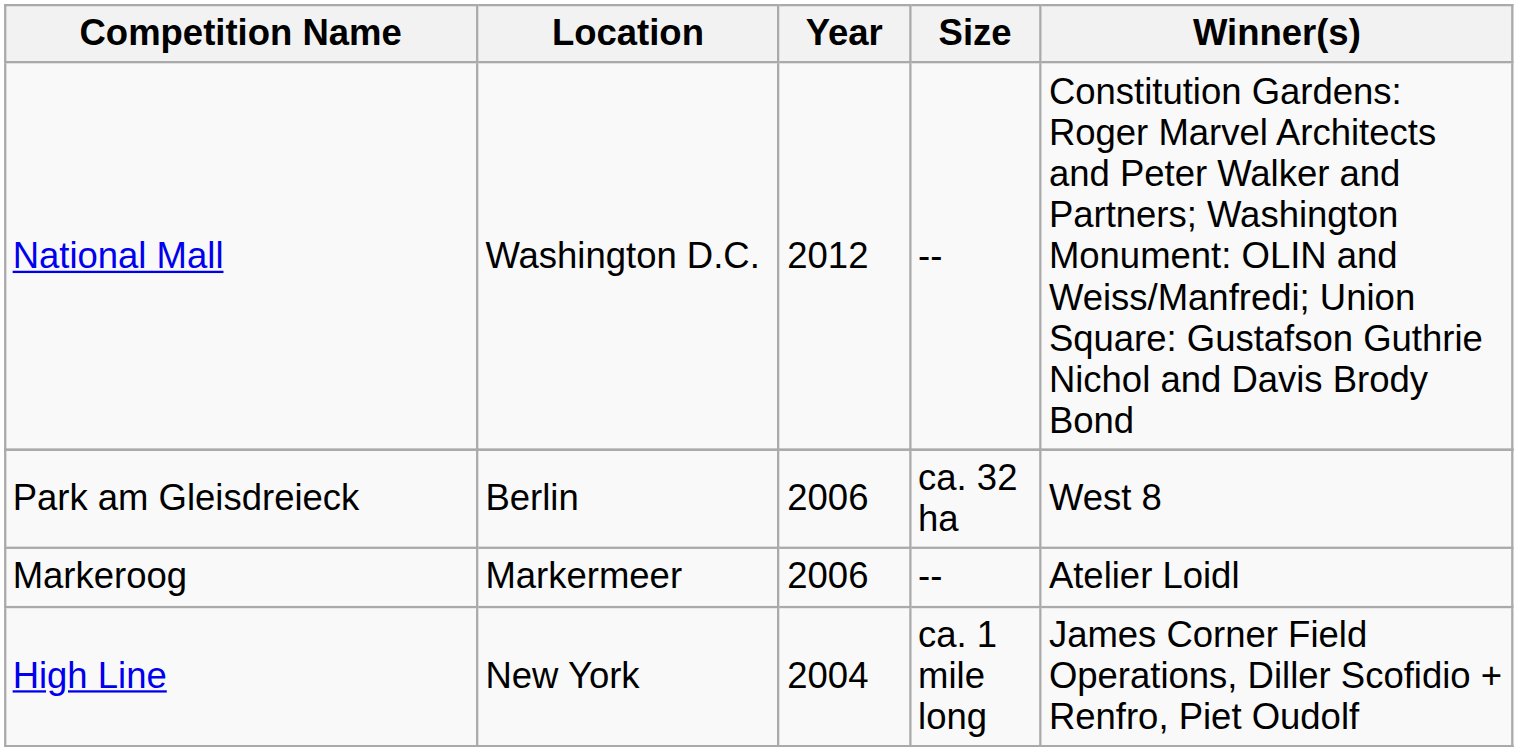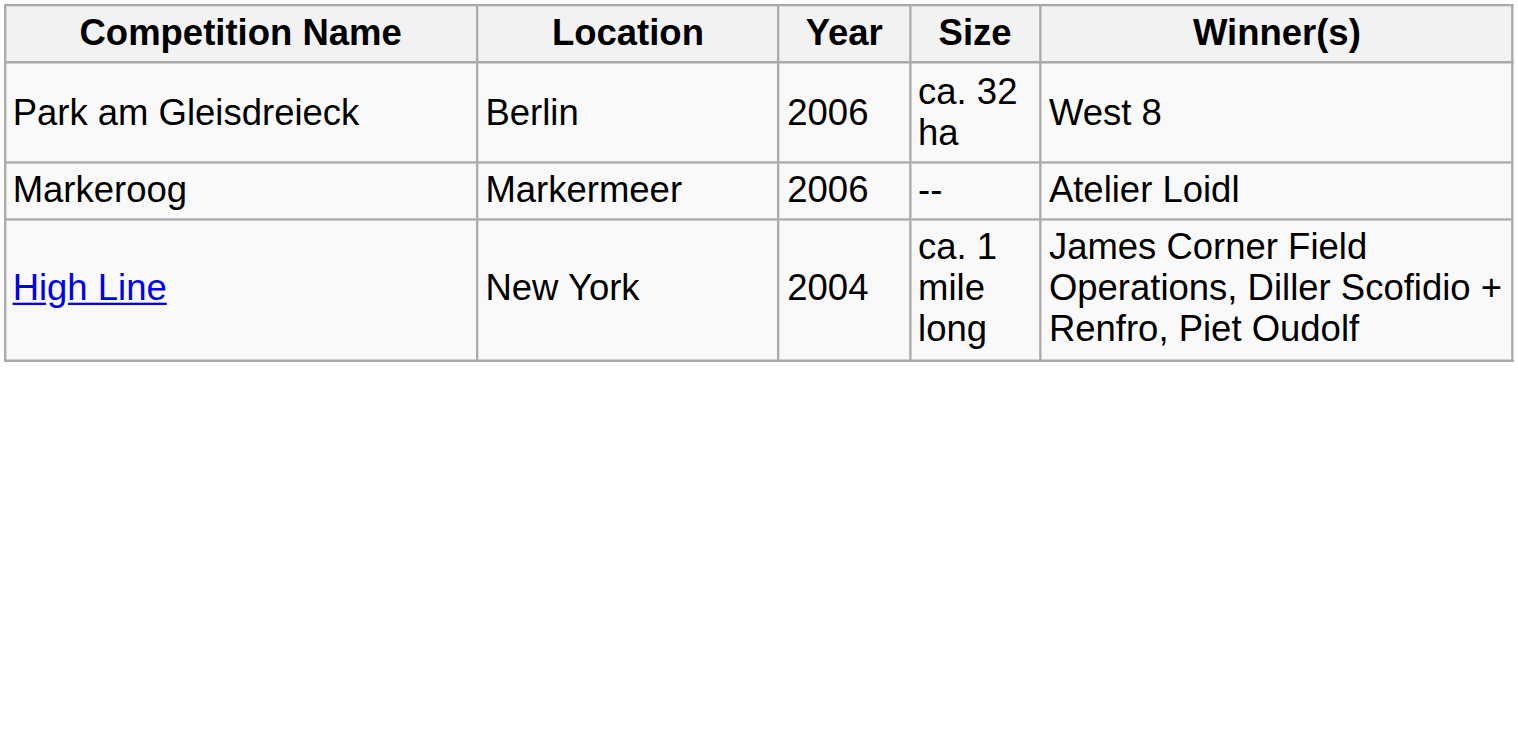- row: (118, 255)
